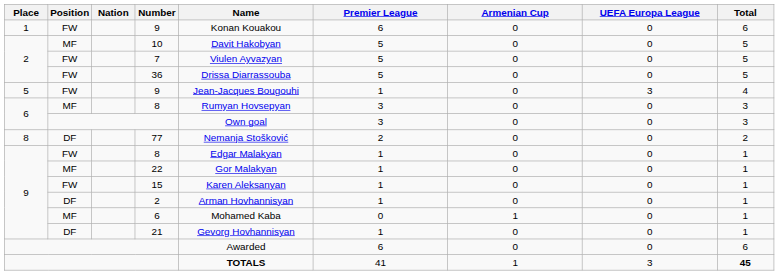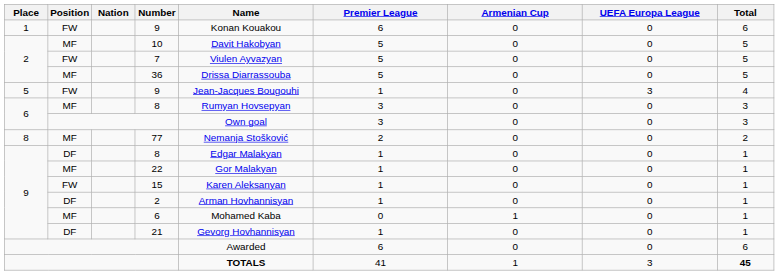(70, 75) FW -> (70, 75) MF
(70, 137) DF -> (70, 137) MF
(70, 153) FW -> (70, 153) DF
